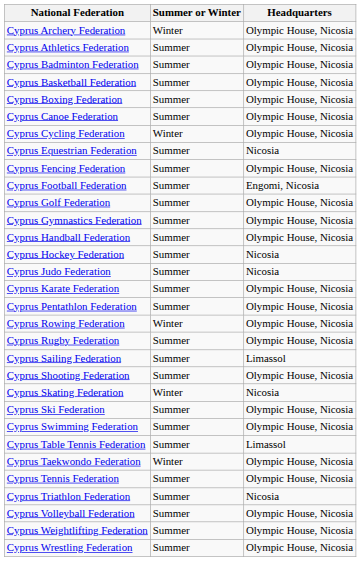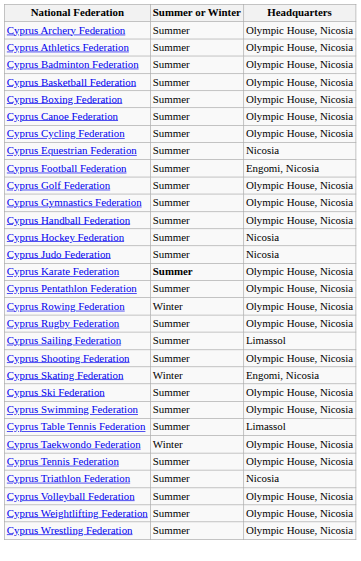(168, 30) Winter -> (171, 30) Summer
(168, 133) Winter -> (171, 133) Summer
- row: (66, 168)
(171, 289) normal -> (173, 271) bold
(262, 392) Nicosia -> (282, 375) Engomi, Nicosia
